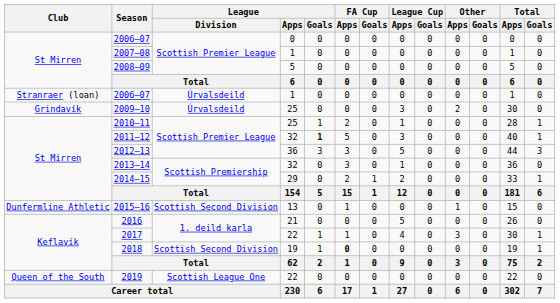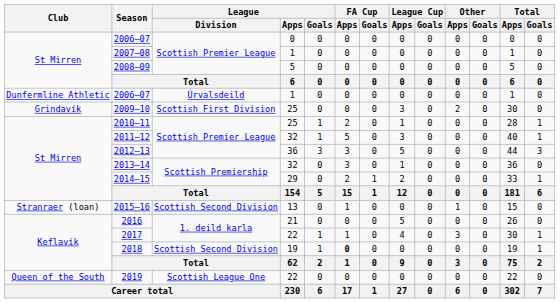(58, 95) Stranraer (loan) -> (58, 95) Dunfermline Athletic
(216, 109) Úrvalsdeild -> (216, 109) Scottish First Division
(320, 137) bold -> (320, 137) normal
(58, 207) Dunfermline Athletic -> (58, 207) Stranraer (loan)
